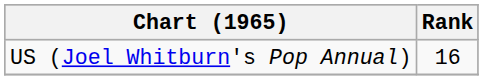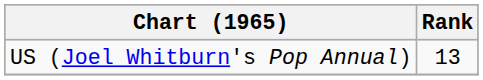(448, 58) 16 -> (448, 58) 13
